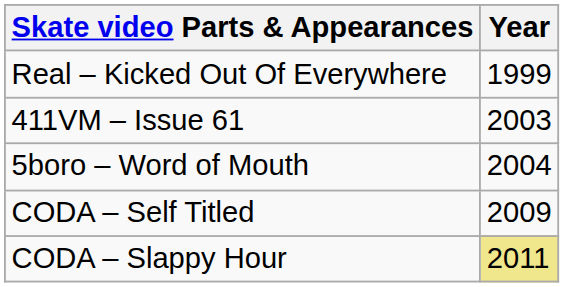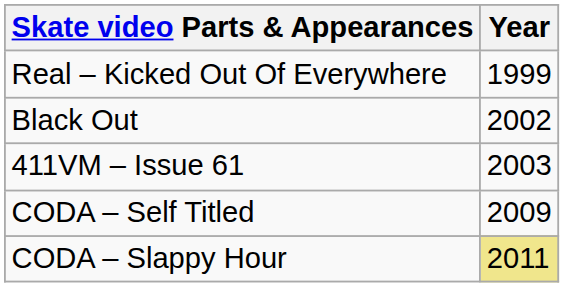+ row: (75, 119)
- row: (160, 166)
